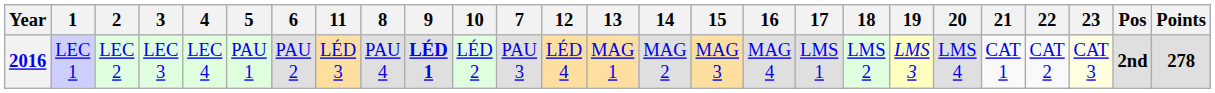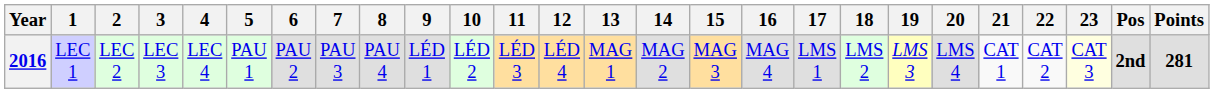columns swapped: (519, 19) <-> (338, 19)
(429, 61) bold -> (427, 61) normal
(1181, 61) 278 -> (1179, 61) 281
